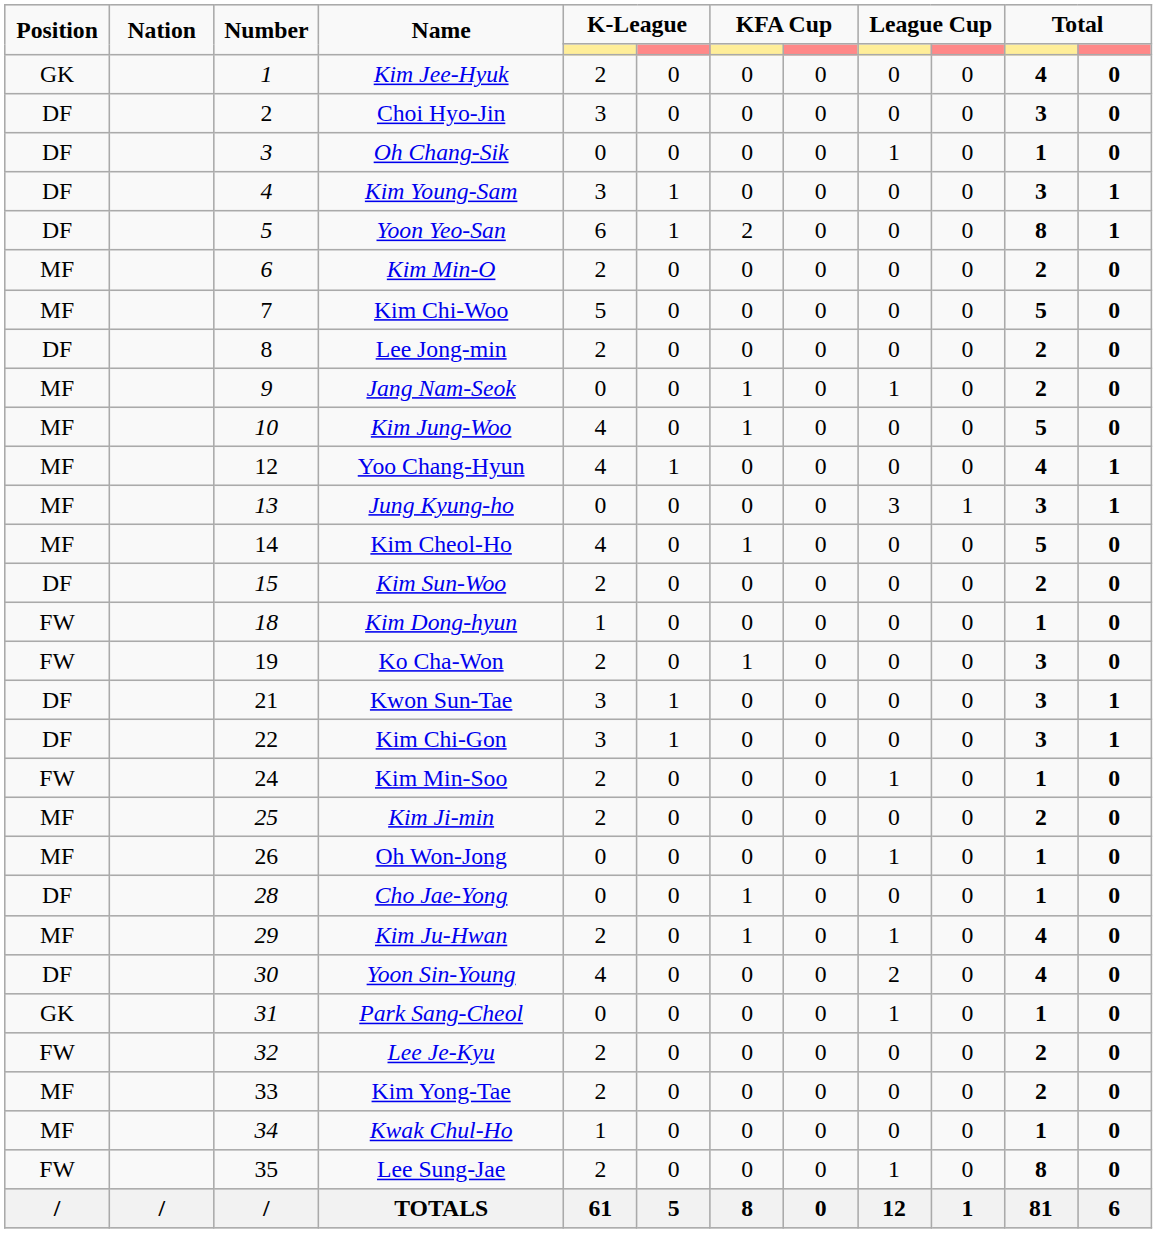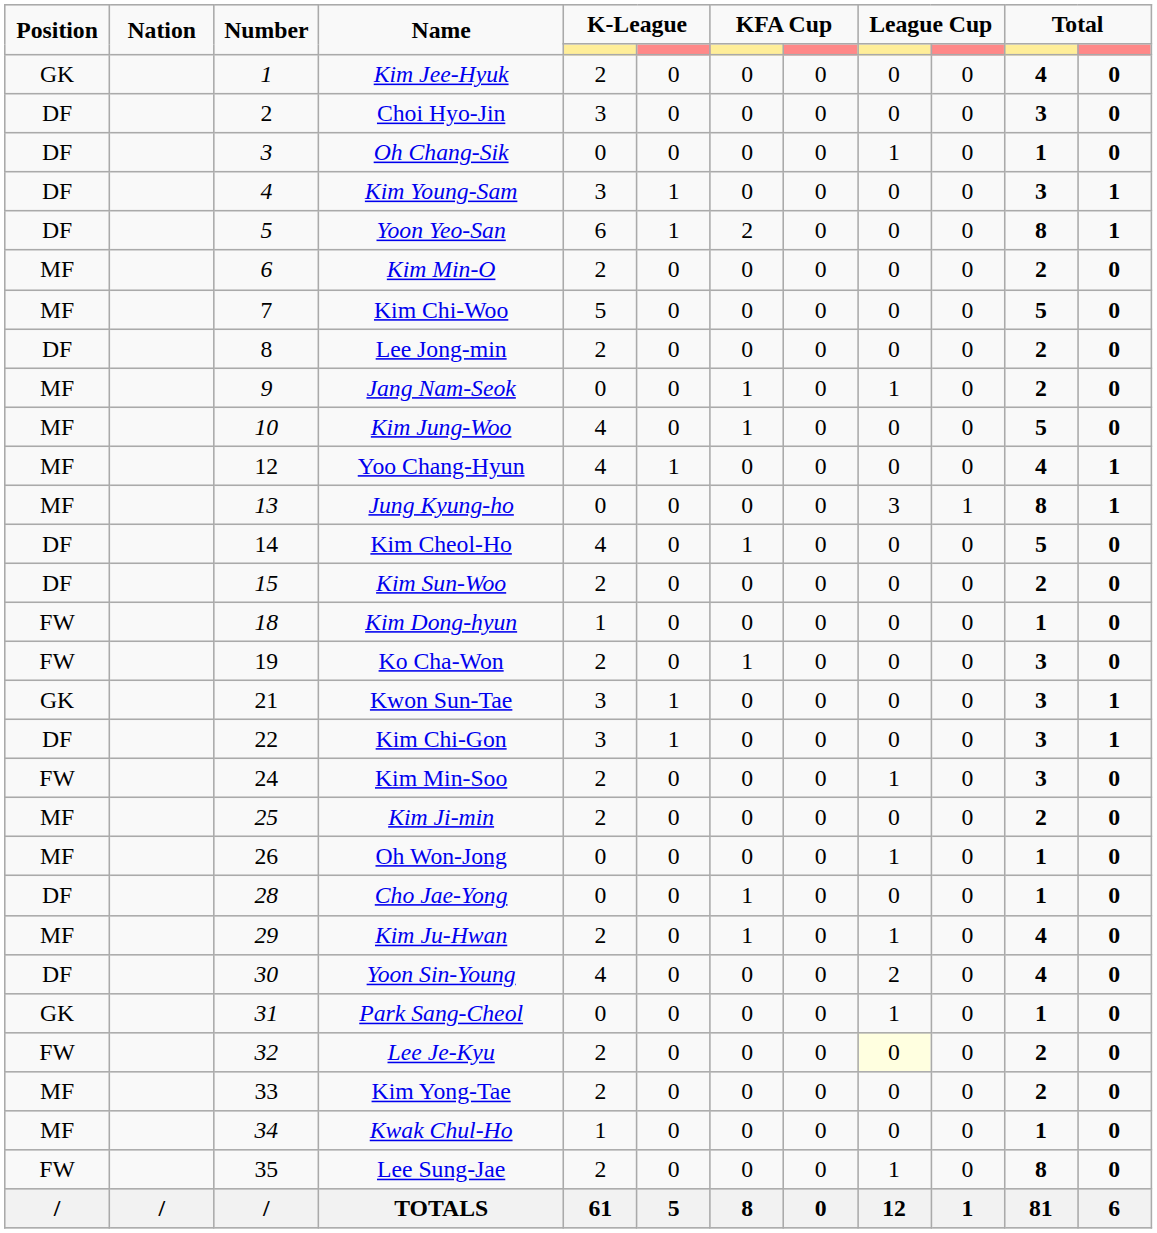(1041, 504) 3 -> (1041, 504) 8
(57, 543) MF -> (57, 543) DF
(57, 699) DF -> (57, 699) GK
(1041, 778) 1 -> (1041, 778) 3
(894, 1051) no background -> (894, 1051) lightyellow background
